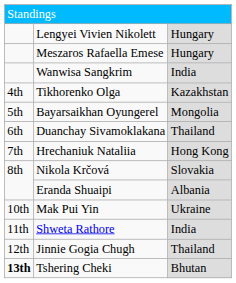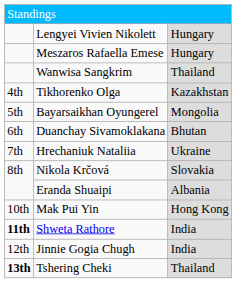(183, 72) India -> (193, 72) Thailand
(193, 131) Thailand -> (189, 131) Bhutan
(200, 151) Hong Kong -> (191, 151) Ukraine
(191, 209) Ukraine -> (200, 209) Hong Kong
(18, 229) normal -> (19, 229) bold
(193, 248) Thailand -> (183, 248) India
(189, 268) Bhutan -> (193, 268) Thailand
